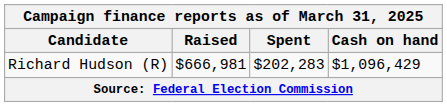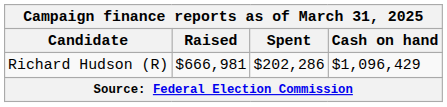(289, 65) $202,283 -> (289, 65) $202,286
